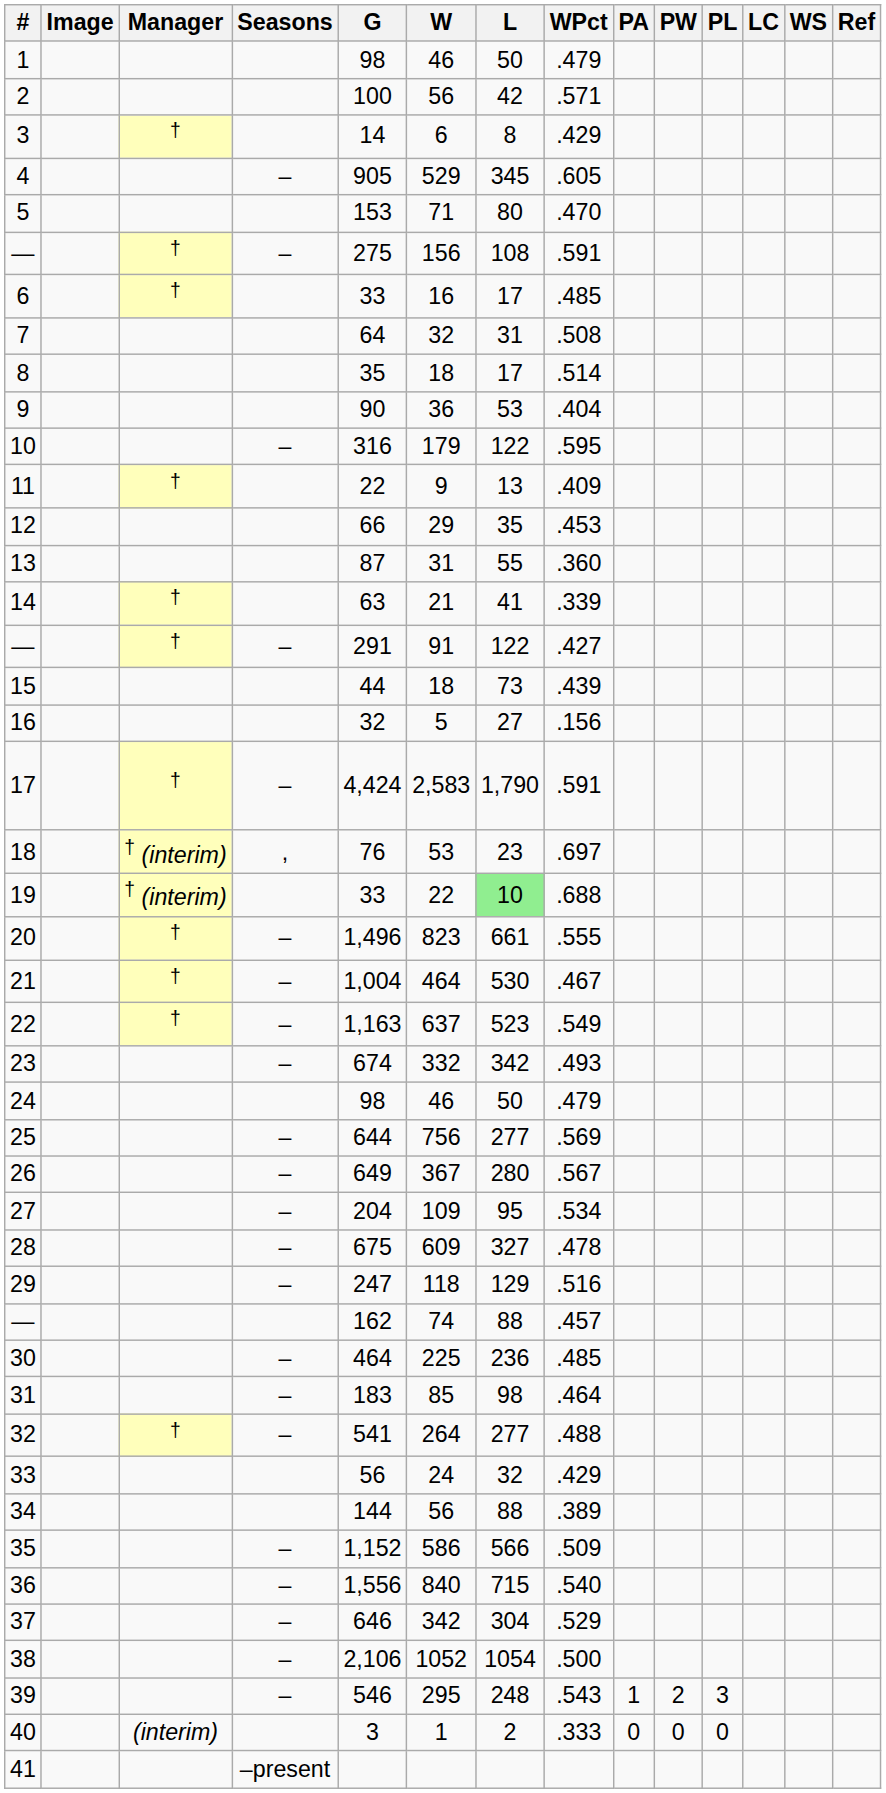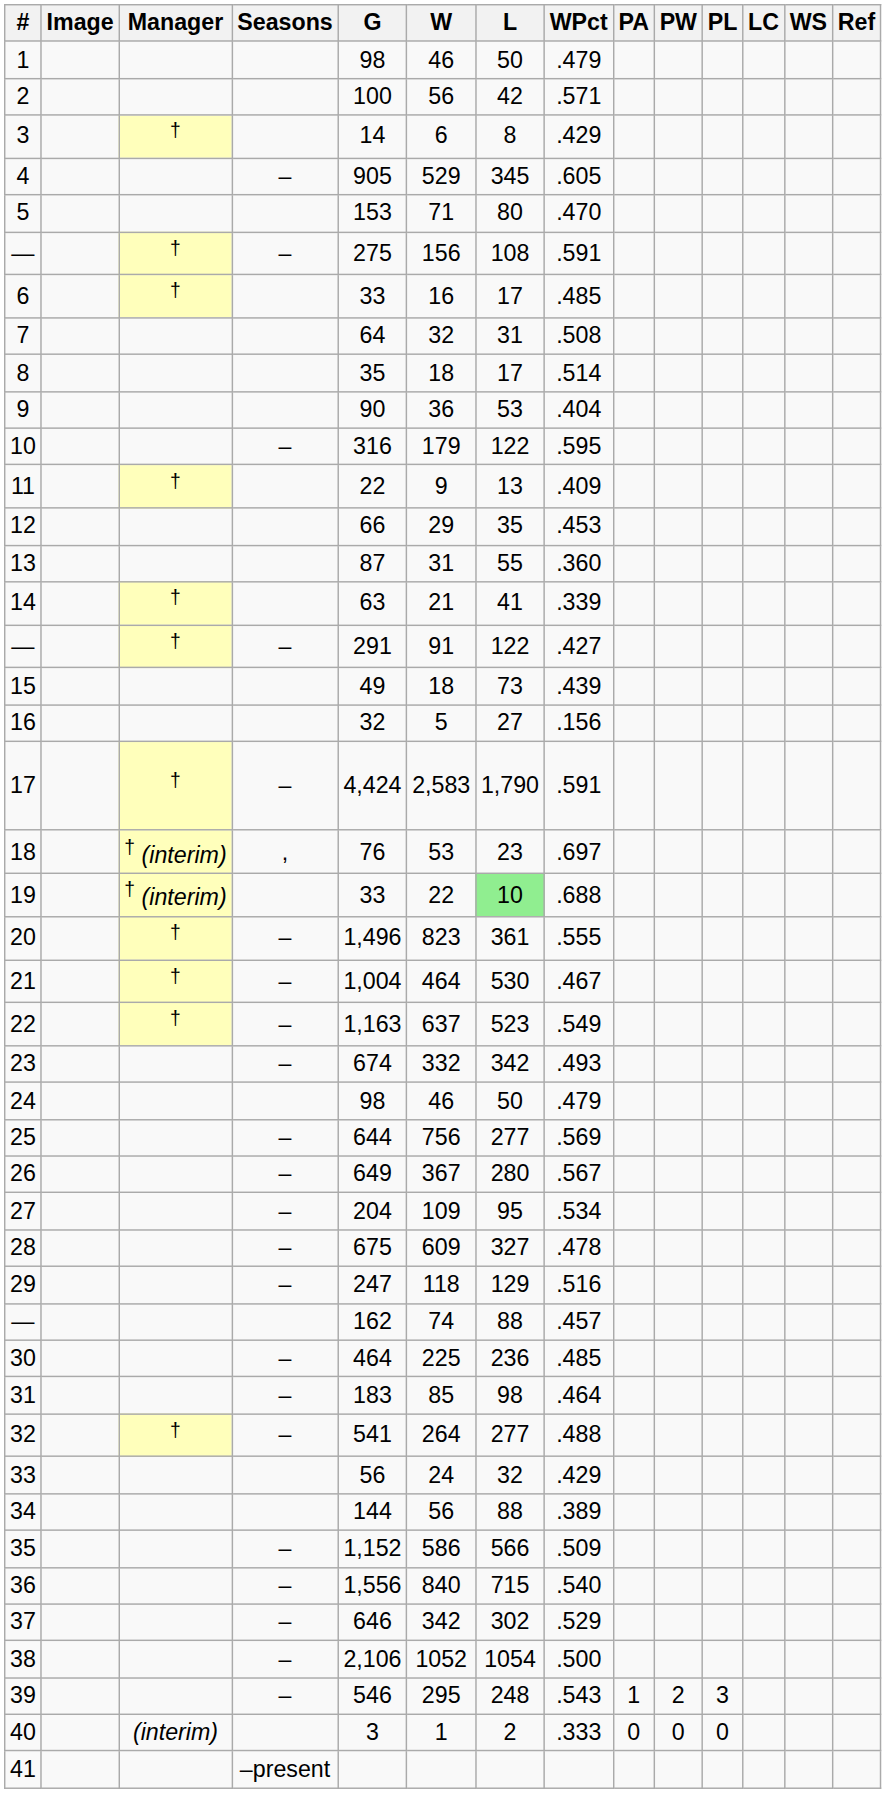(372, 686) 44 -> (372, 686) 49
(510, 937) 661 -> (510, 937) 361
(510, 1622) 304 -> (510, 1622) 302
